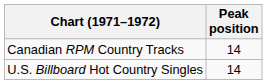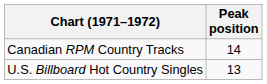(234, 69) 14 -> (234, 69) 13
